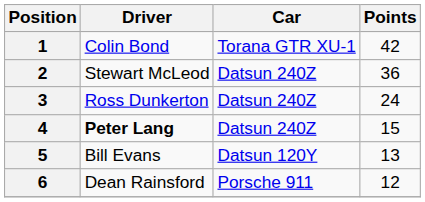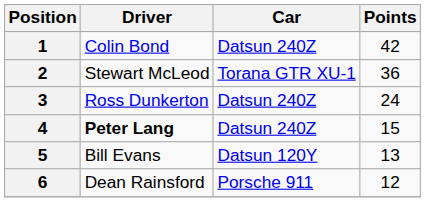(287, 45) Torana GTR XU-1 -> (267, 45) Datsun 240Z
(267, 73) Datsun 240Z -> (287, 73) Torana GTR XU-1
